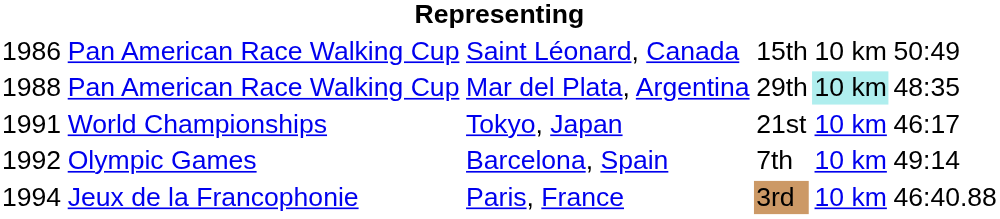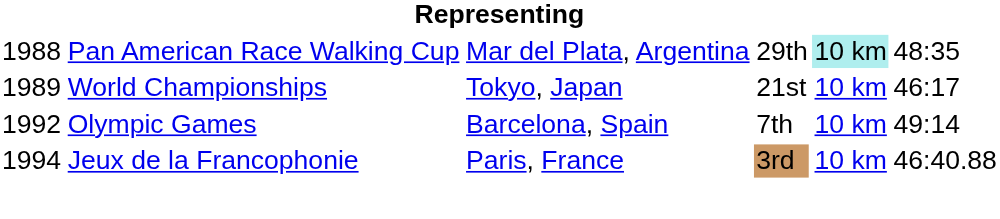- row: (603, 51)
(32, 124) 1991 -> (32, 87) 1989
